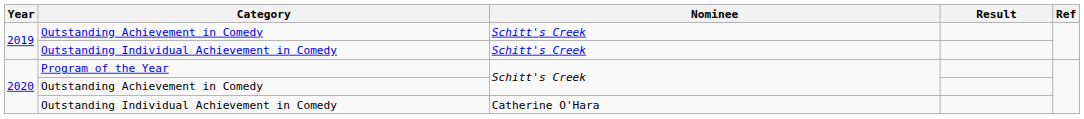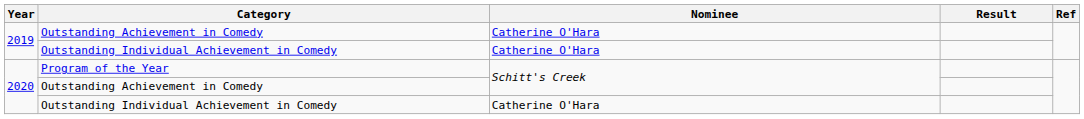(539, 32) Schitt's Creek -> (546, 32) Catherine O'Hara
(539, 50) Schitt's Creek -> (546, 50) Catherine O'Hara
